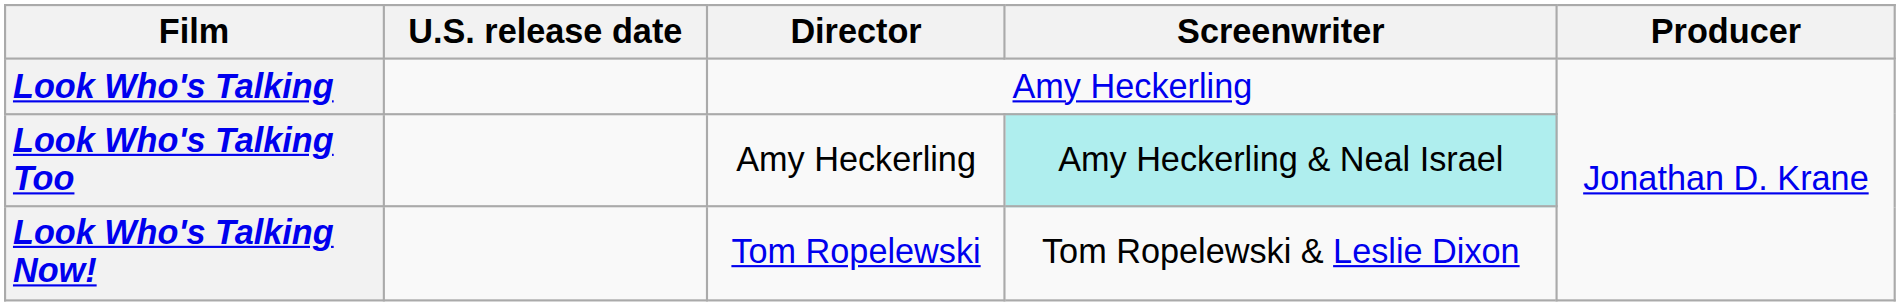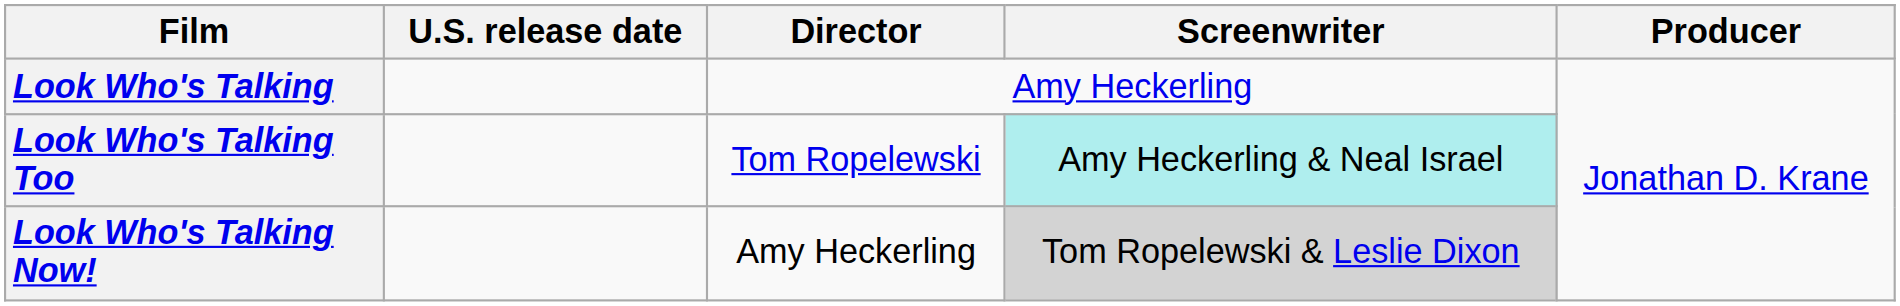(856, 159) Amy Heckerling -> (856, 159) Tom Ropelewski
(856, 252) Tom Ropelewski -> (856, 252) Amy Heckerling
(1281, 252) no background -> (1281, 252) lightgrey background
